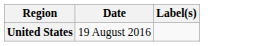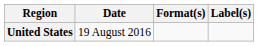+ column: (181, 13)
